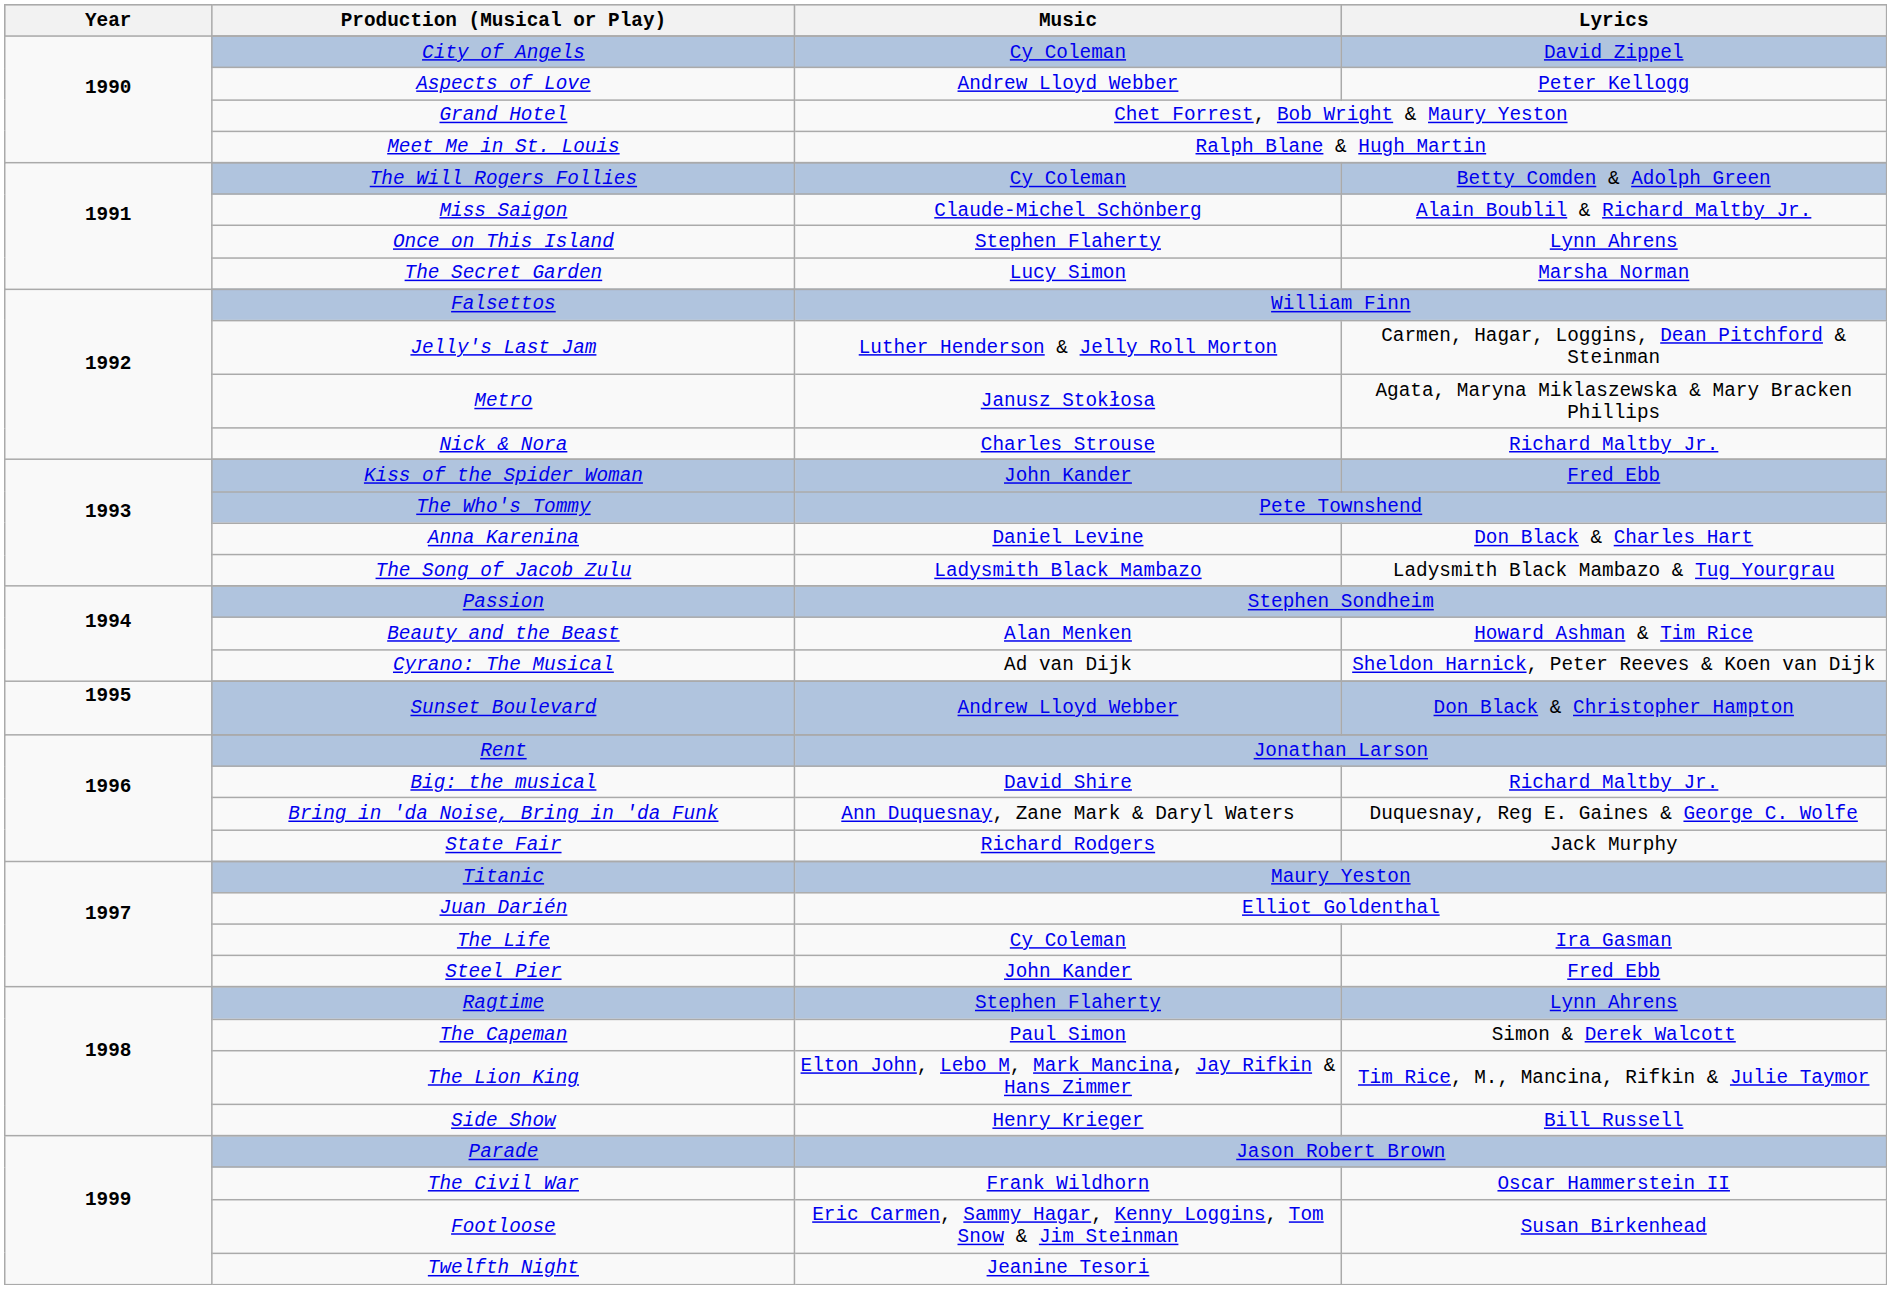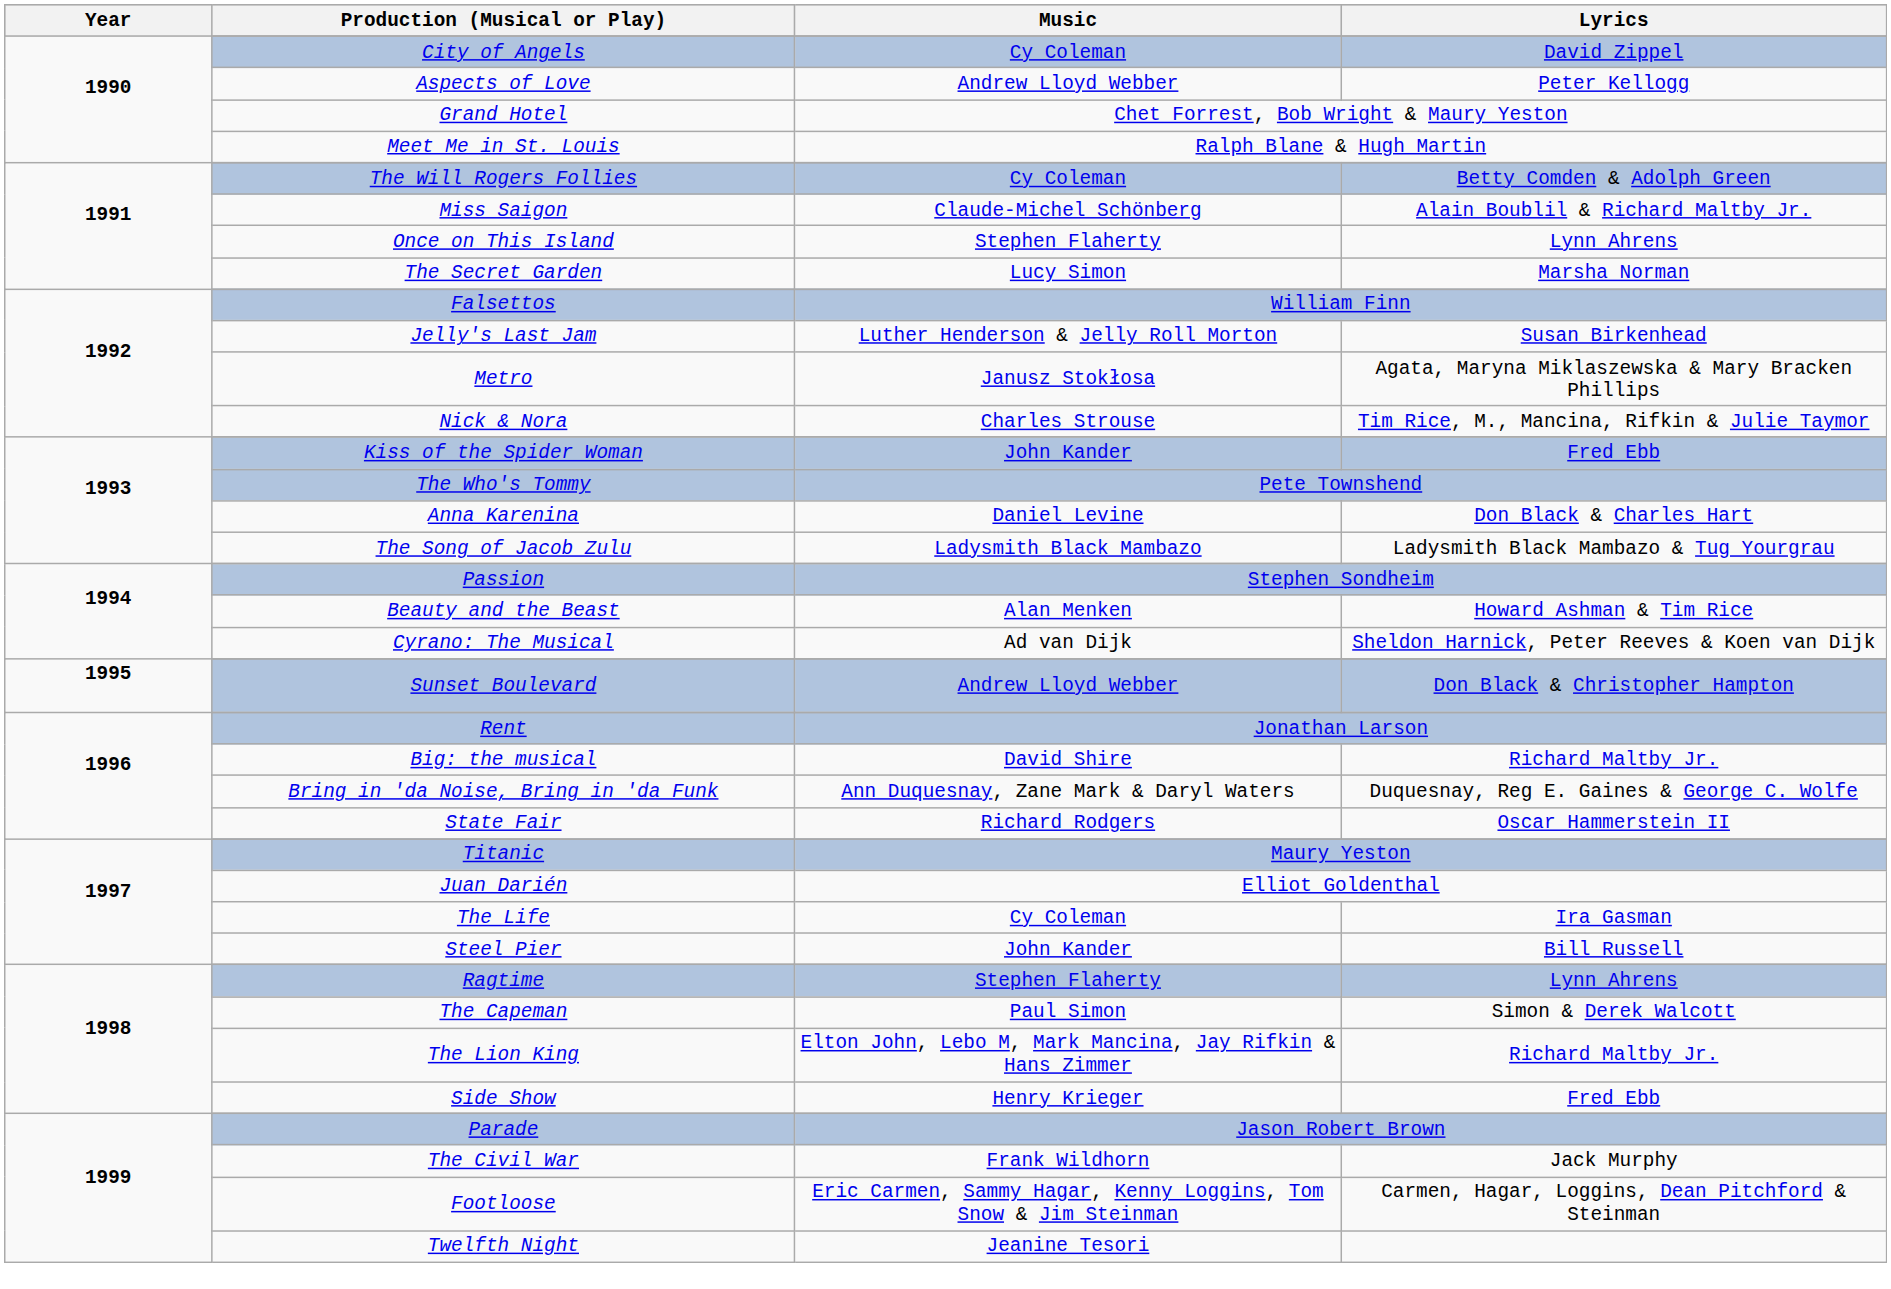(1614, 347) Carmen, Hagar, Loggins, Dean Pitchford & Steinman -> (1614, 336) Susan Birkenhead
(1614, 444) Richard Maltby Jr. -> (1614, 422) Tim Rice, M., Mancina, Rifkin & Julie Taymor
(1614, 845) Jack Murphy -> (1614, 823) Oscar Hammerstein II
(1614, 972) Fred Ebb -> (1614, 949) Bill Russell
(1614, 1077) Tim Rice, M., Mancina, Rifkin & Julie Taymor -> (1614, 1055) Richard Maltby Jr.
(1614, 1120) Bill Russell -> (1614, 1098) Fred Ebb
(1614, 1183) Oscar Hammerstein II -> (1614, 1161) Jack Murphy
(1614, 1226) Susan Birkenhead -> (1614, 1204) Carmen, Hagar, Loggins, Dean Pitchford & Steinman
